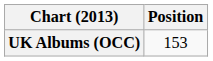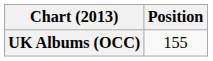(176, 42) 153 -> (176, 42) 155
